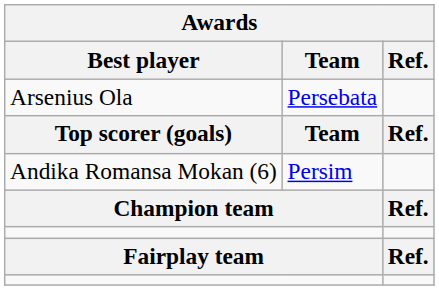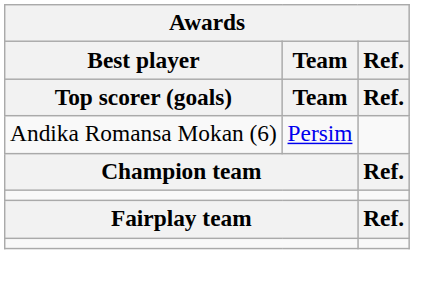- row: (71, 97)
